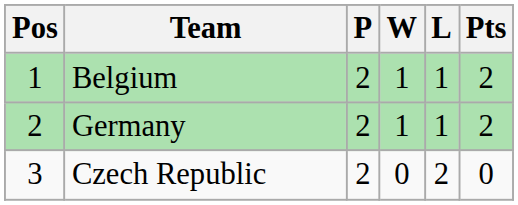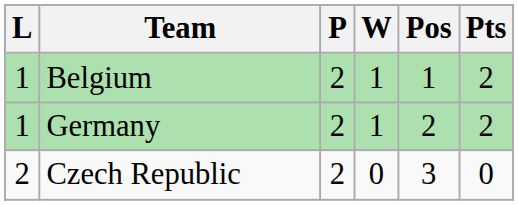columns swapped: (35, 28) <-> (441, 28)
